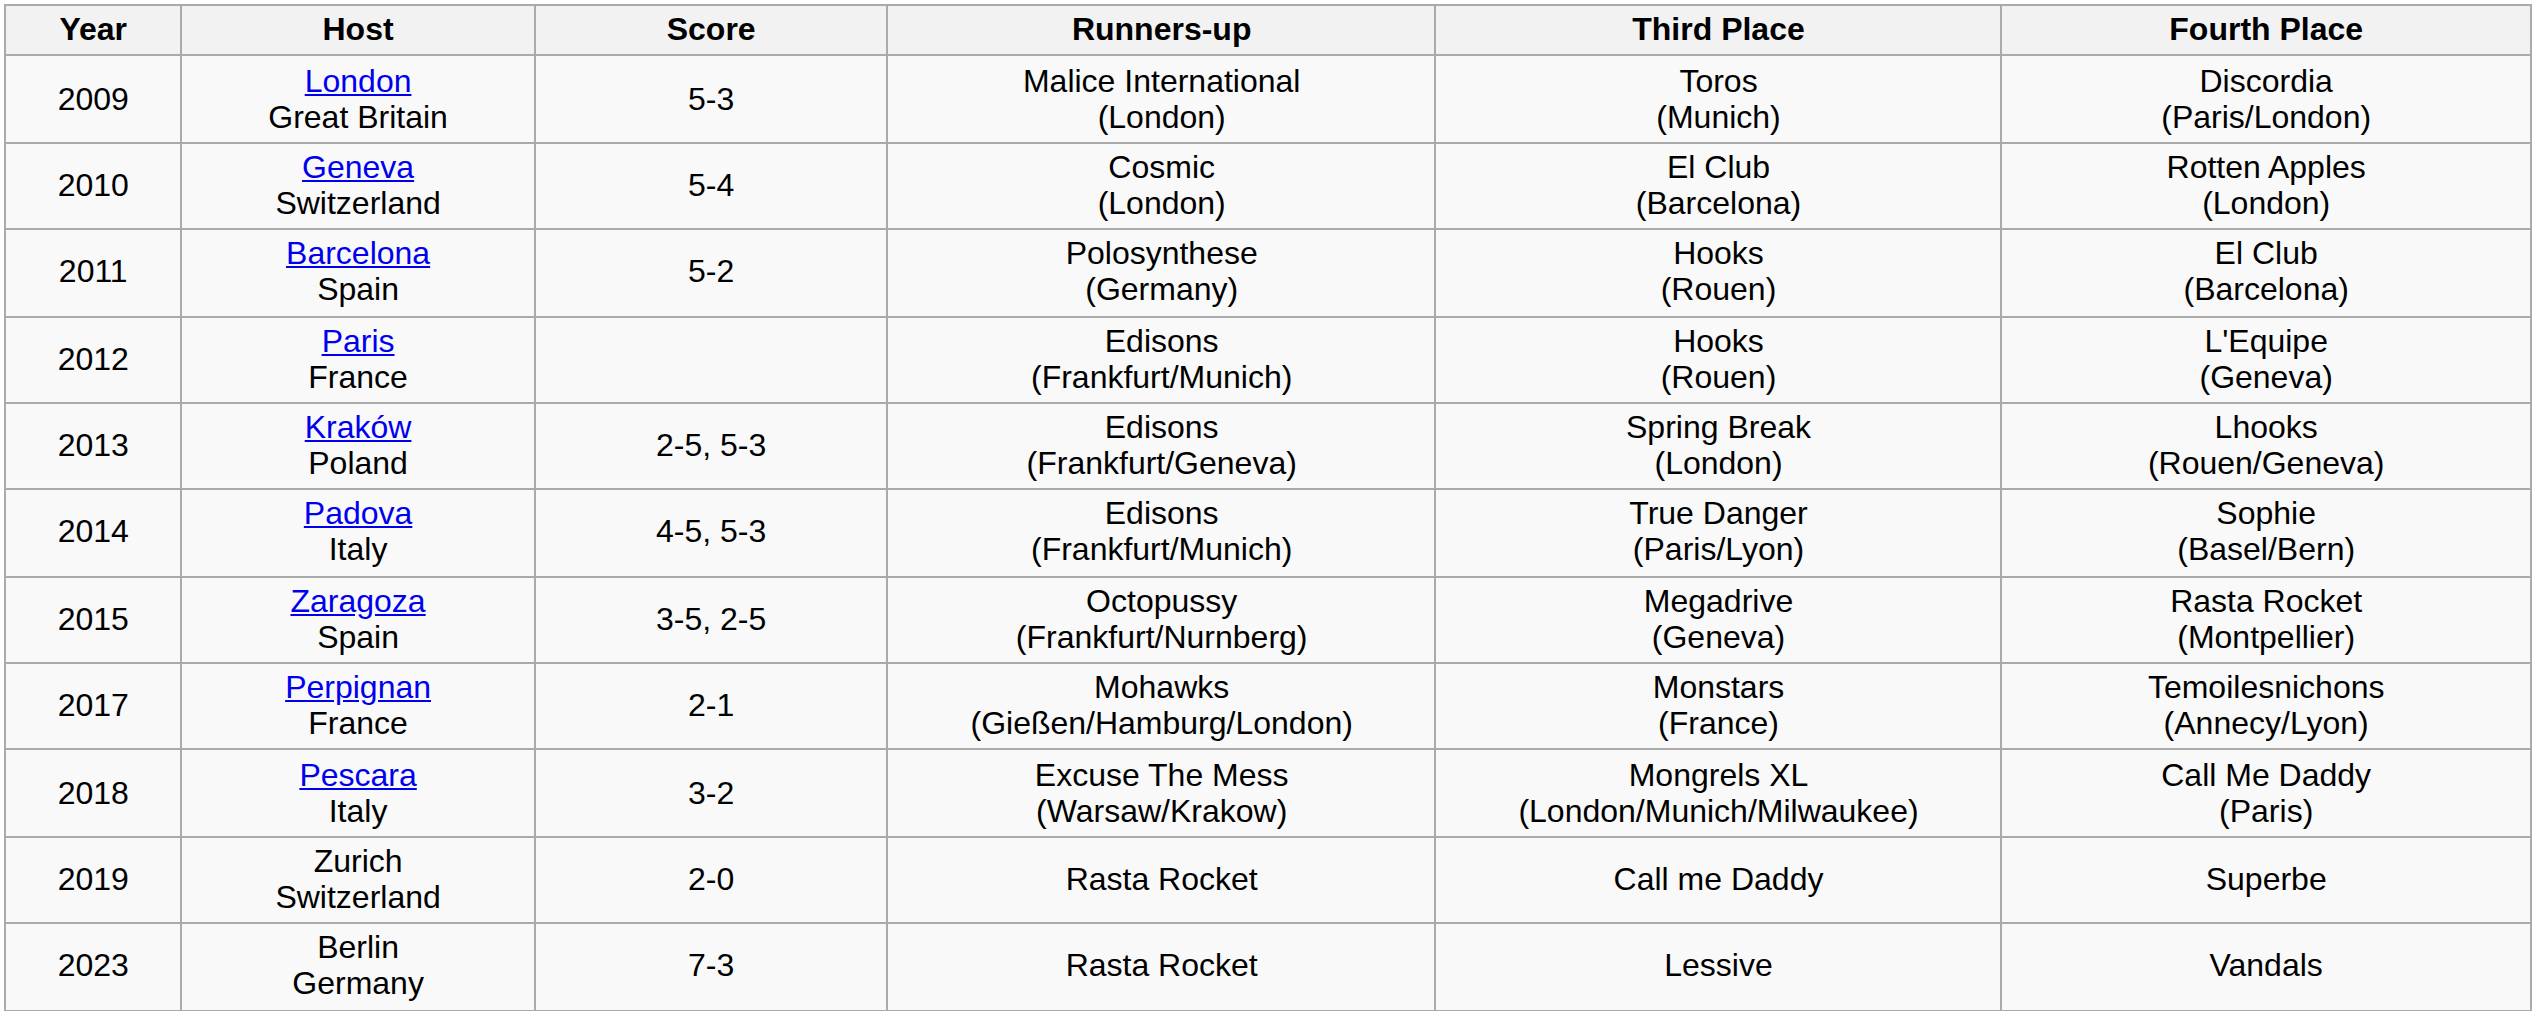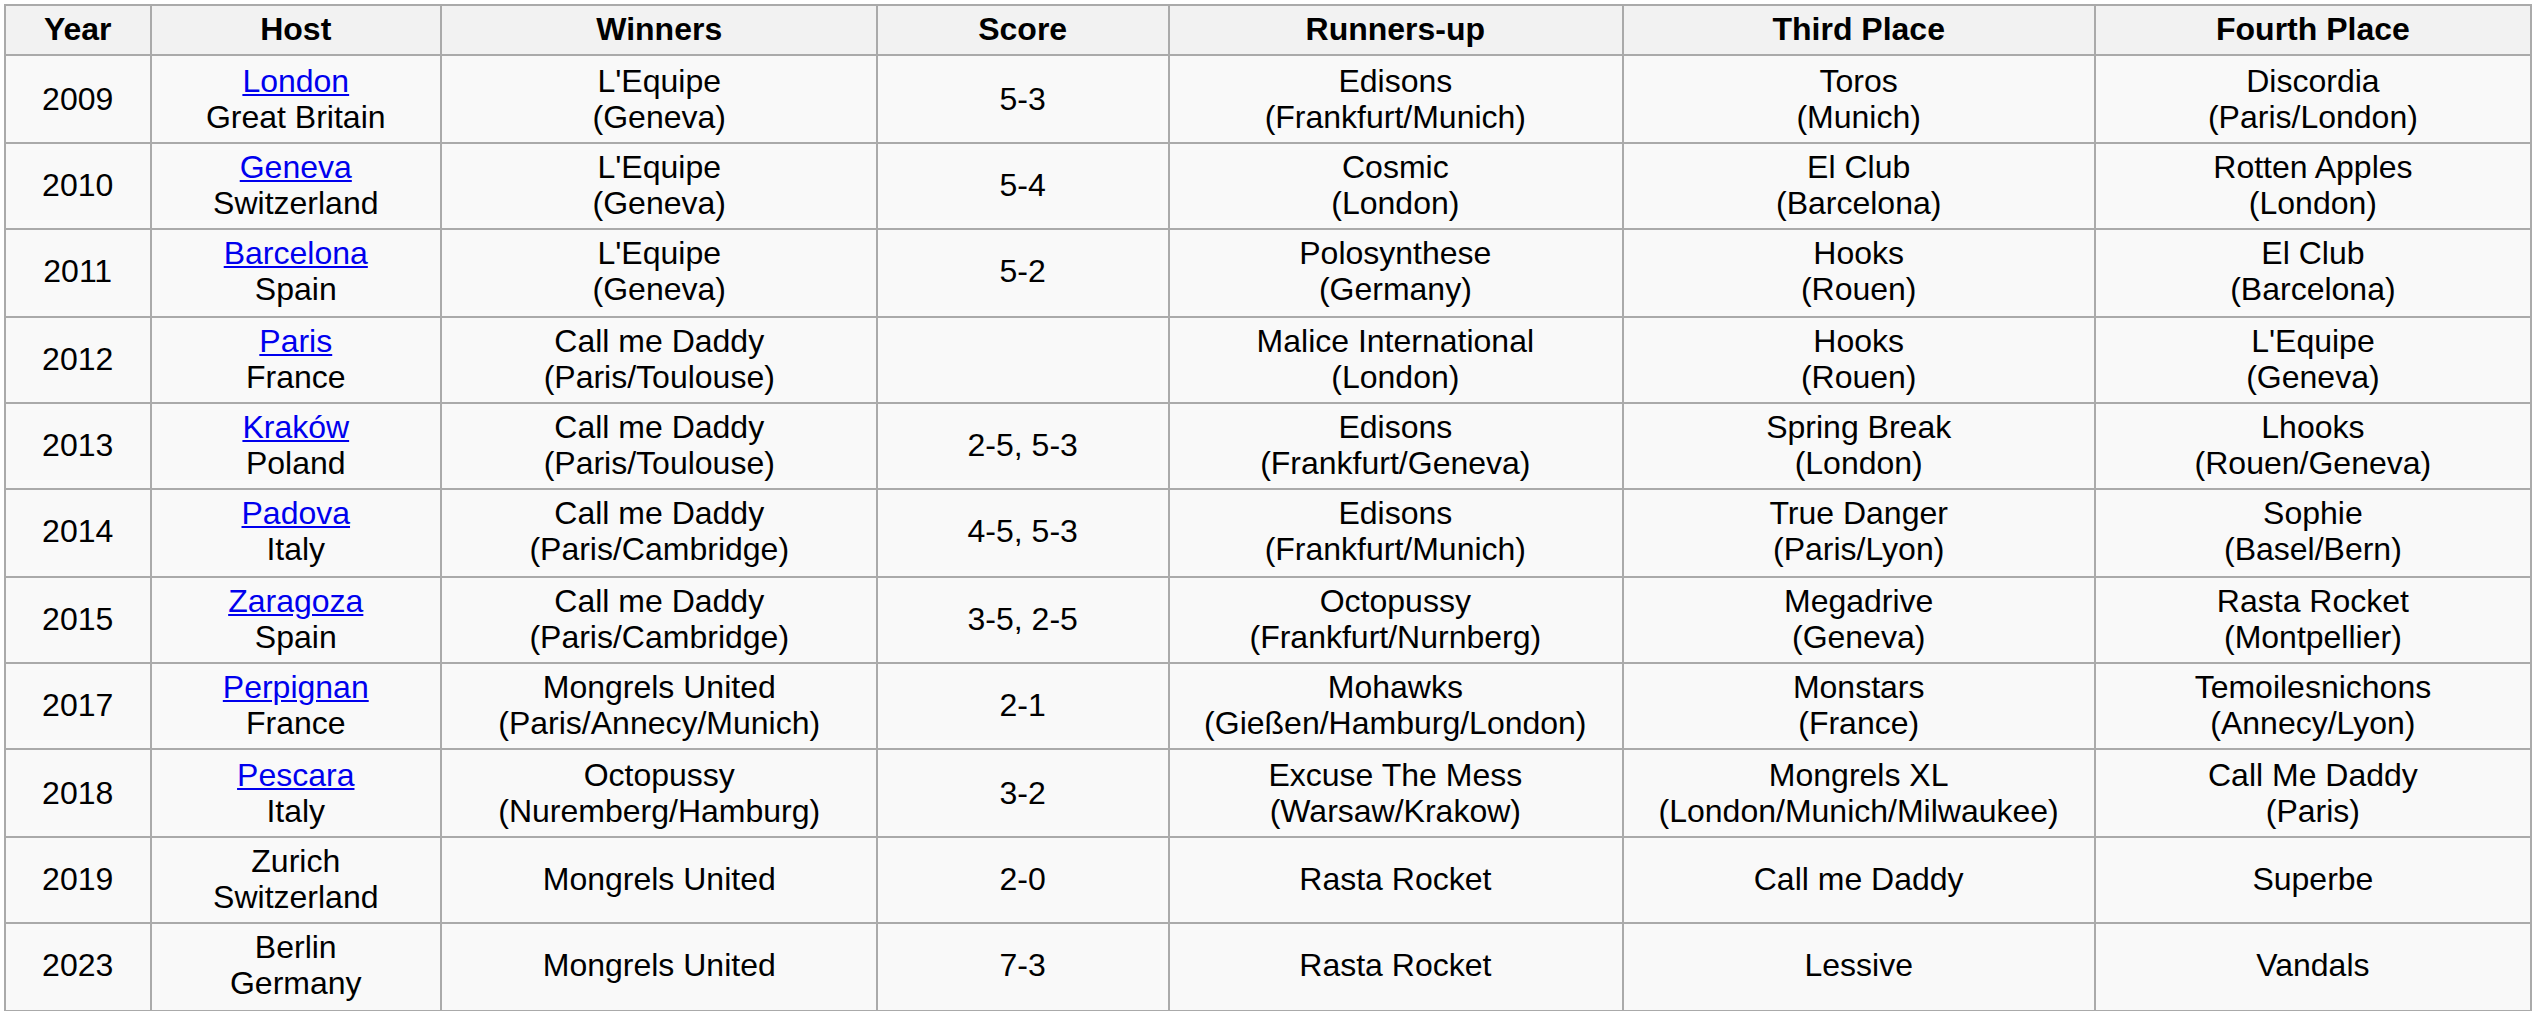+ column: (659, 29)
(1162, 98) Malice International (London) -> (1395, 98) Edisons (Frankfurt/Munich)
(1162, 358) Edisons (Frankfurt/Munich) -> (1395, 358) Malice International (London)
